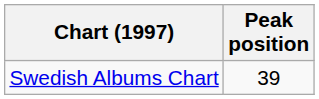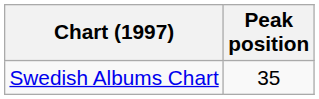(269, 77) 39 -> (269, 77) 35
